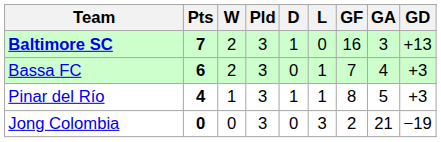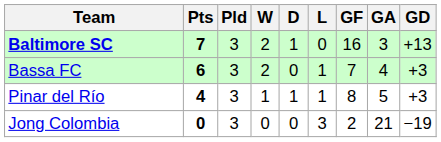columns swapped: (263, 17) <-> (232, 17)
